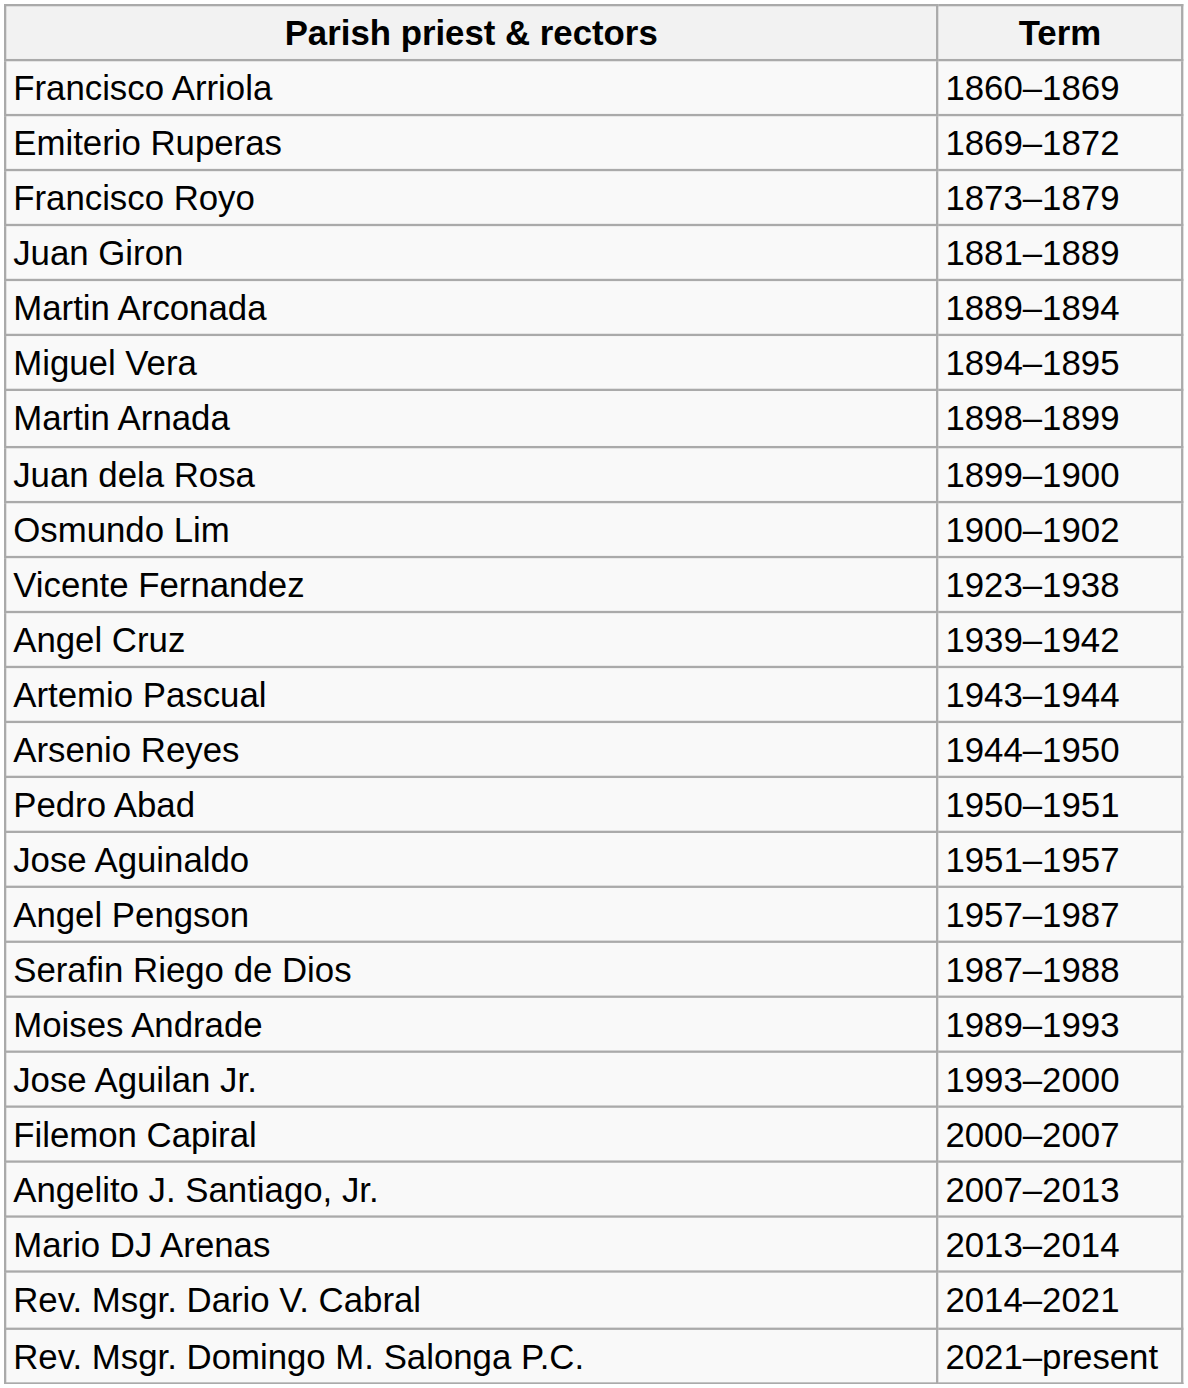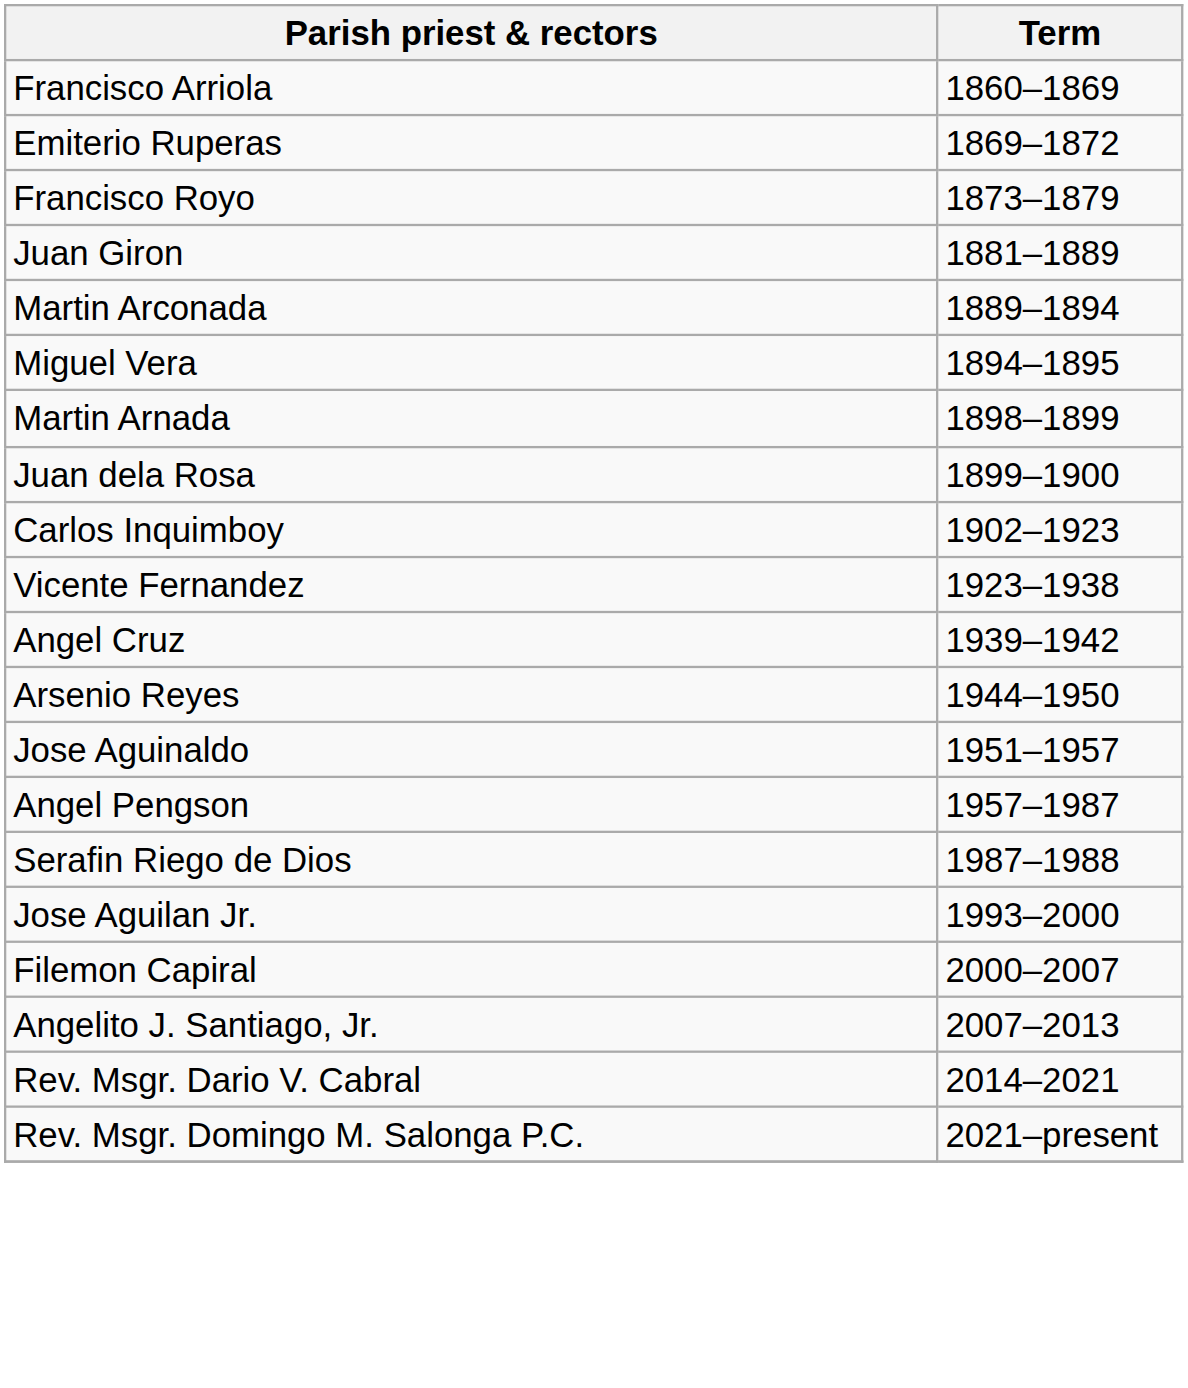- row: (121, 529)
+ row: (149, 529)
- row: (140, 694)
- row: (104, 804)
- row: (138, 1025)
- row: (142, 1245)
